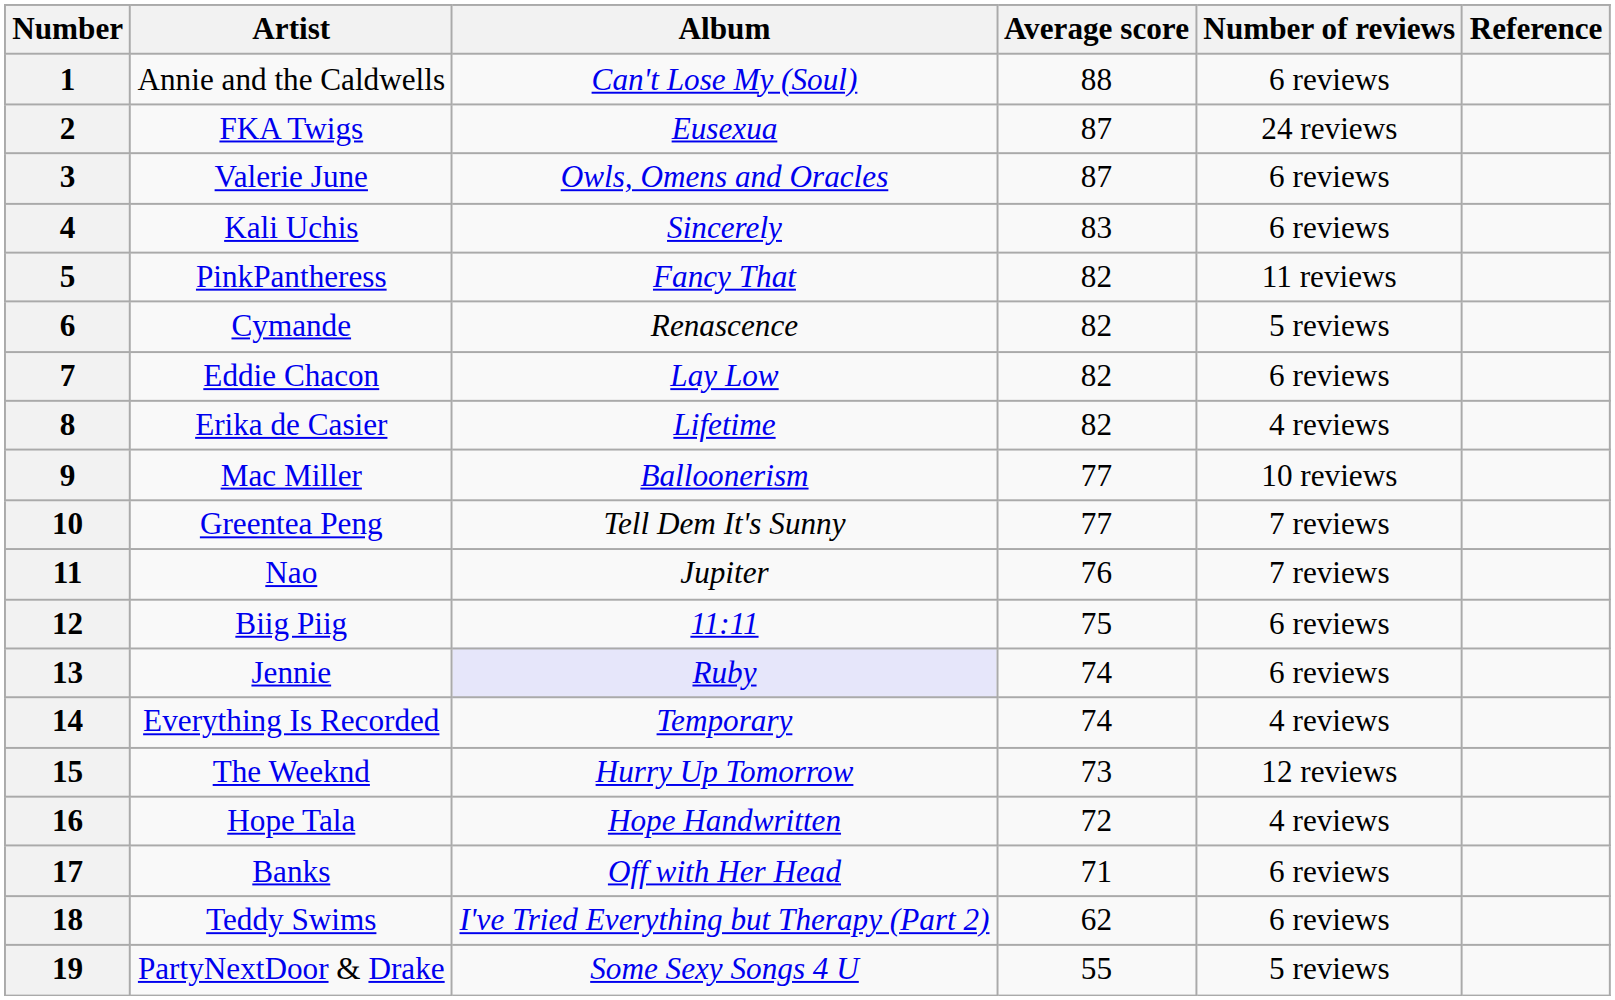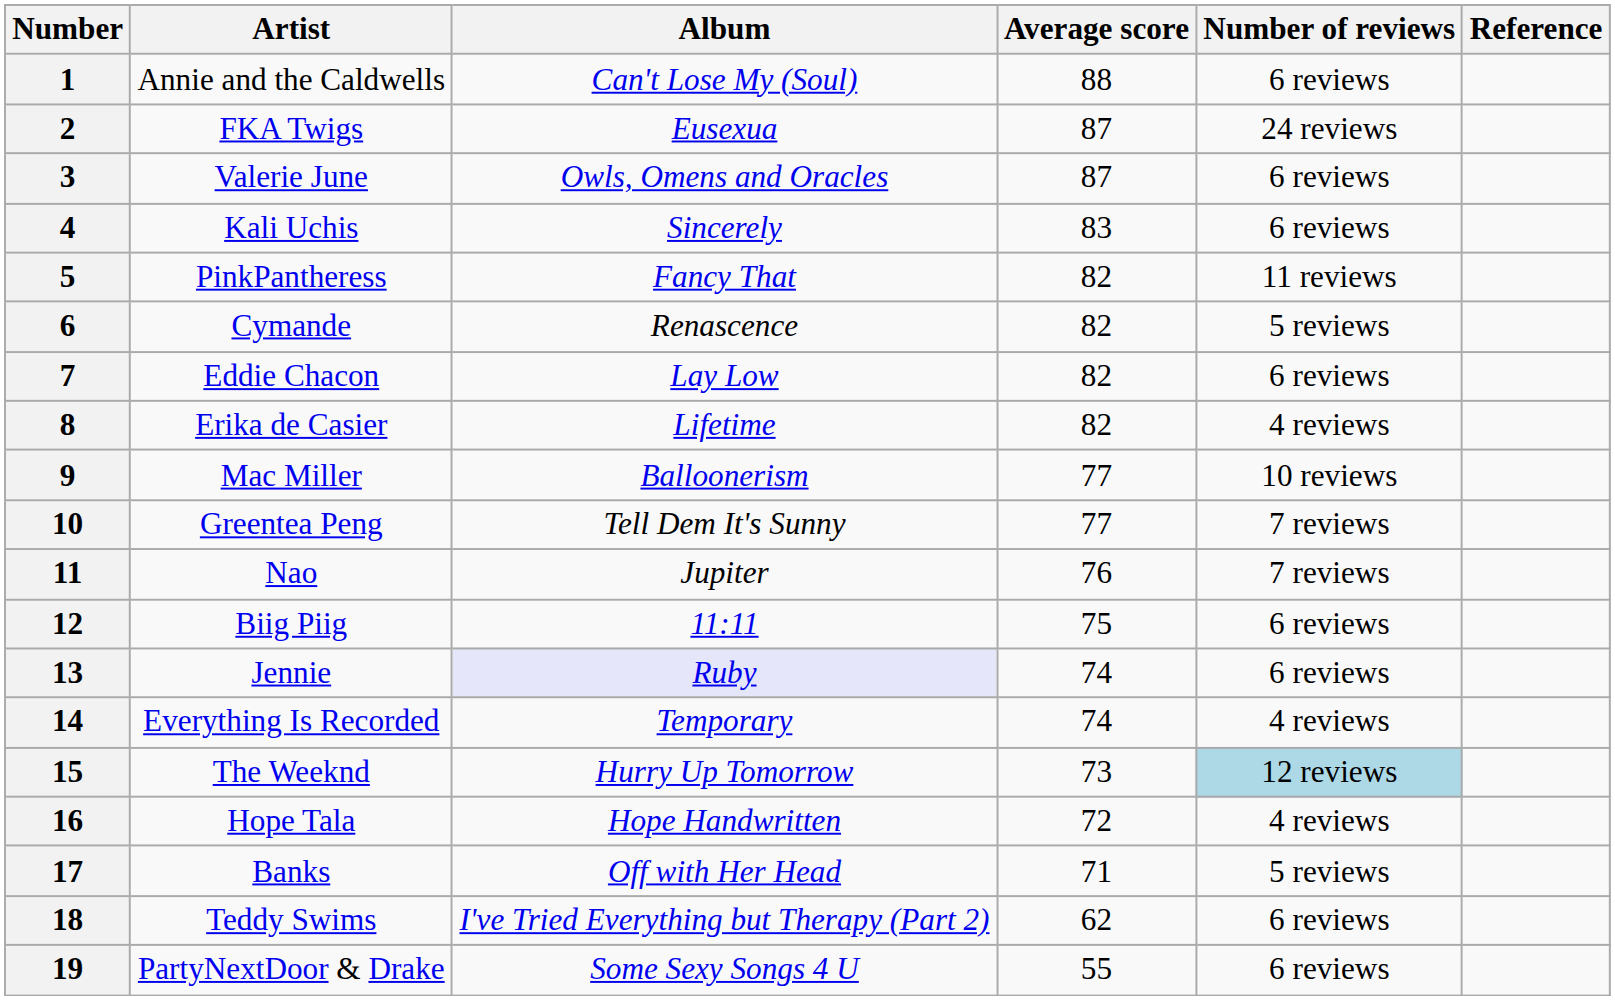(1329, 771) no background -> (1329, 771) lightblue background
(1329, 870) 6 reviews -> (1329, 870) 5 reviews
(1329, 969) 5 reviews -> (1329, 969) 6 reviews
